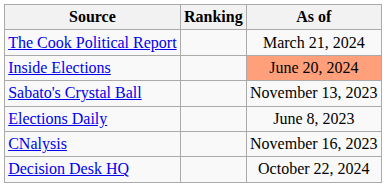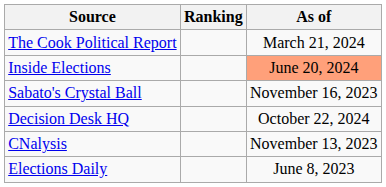(314, 93) November 13, 2023 -> (314, 93) November 16, 2023
rows swapped: (58, 118) <-> (69, 169)
(314, 144) November 16, 2023 -> (314, 144) November 13, 2023
